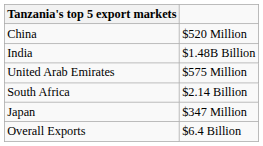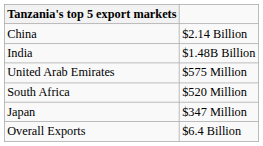(215, 33) $520 Million -> (215, 33) $2.14 Billion
(215, 92) $2.14 Billion -> (215, 92) $520 Million
